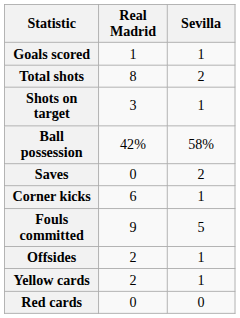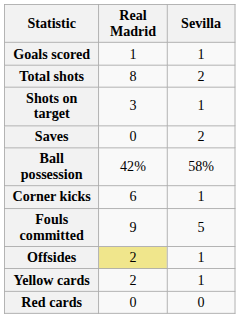rows swapped: (52, 174) <-> (52, 144)
(133, 257) no background -> (133, 257) khaki background
